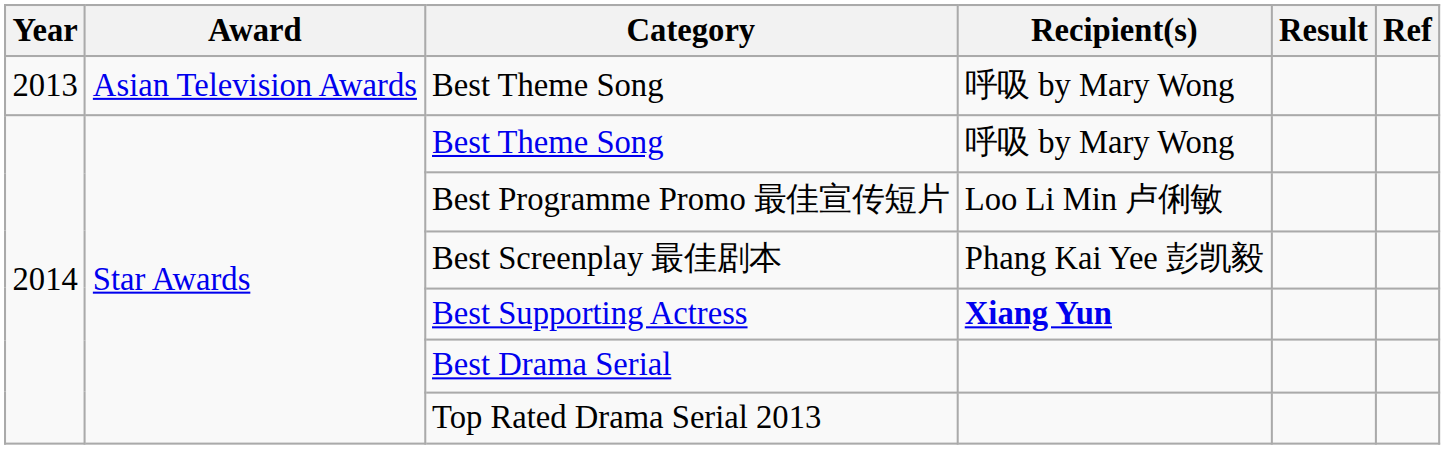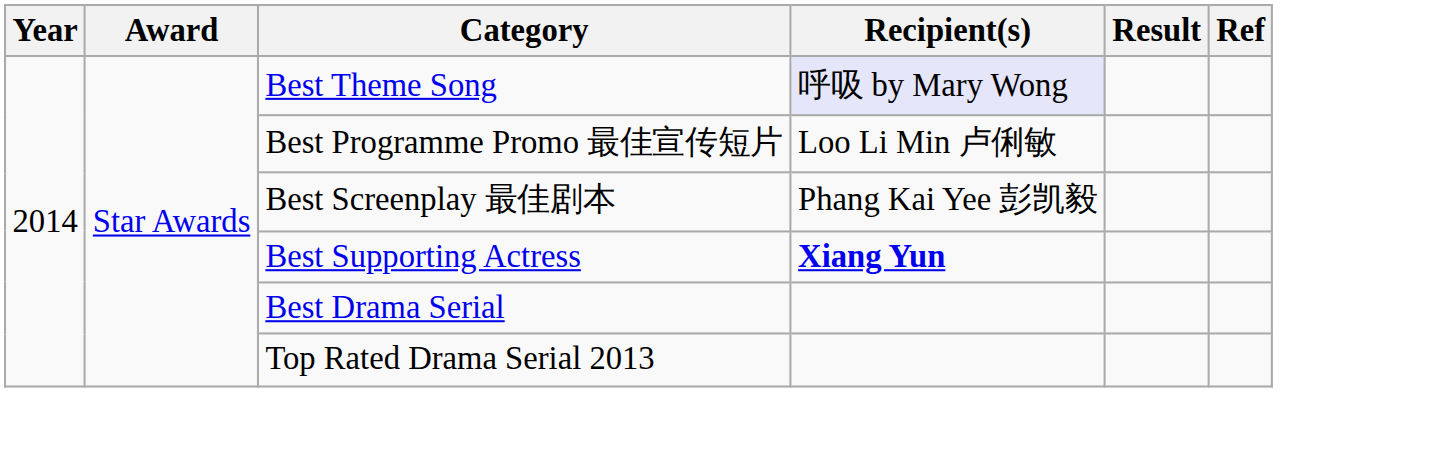- row: (45, 85)
(1100, 142) no background -> (933, 84) lavender background
